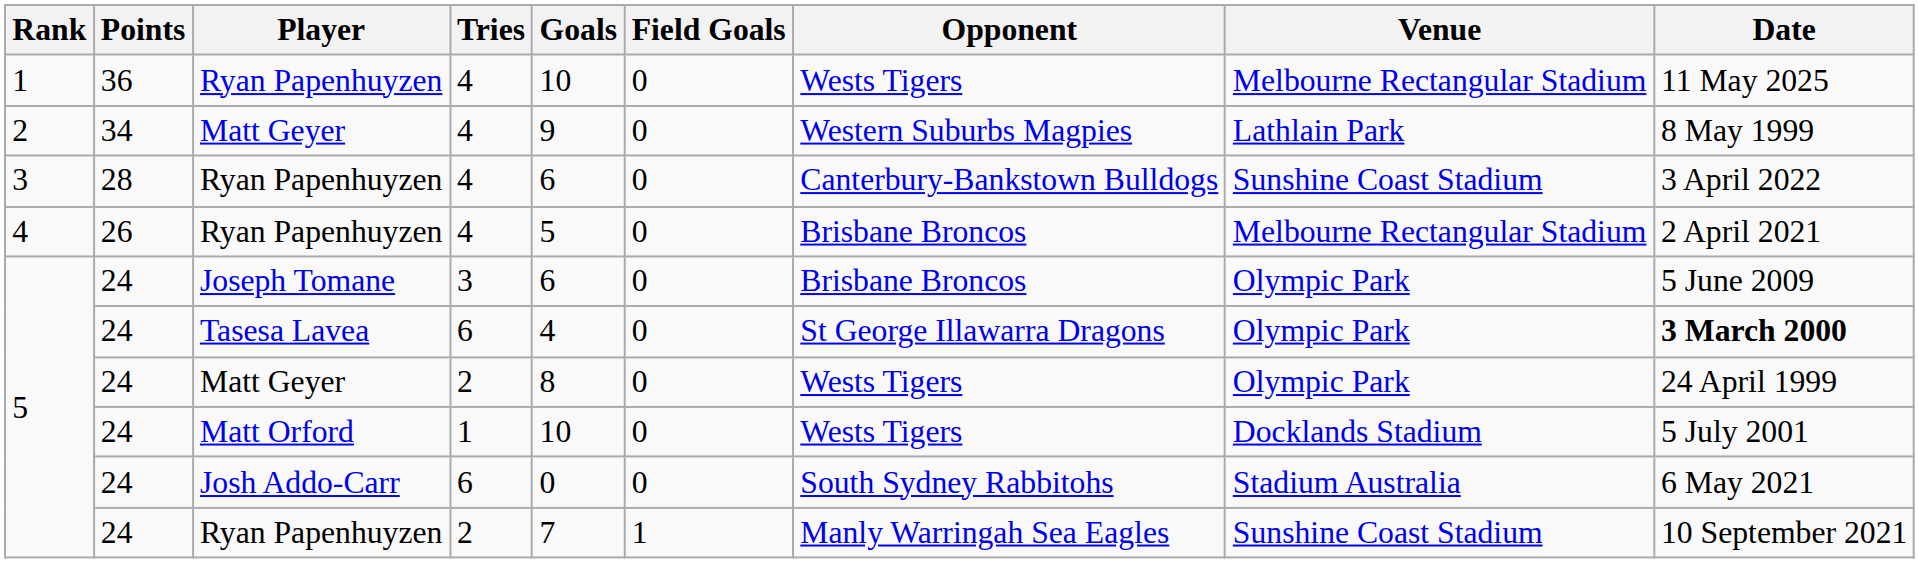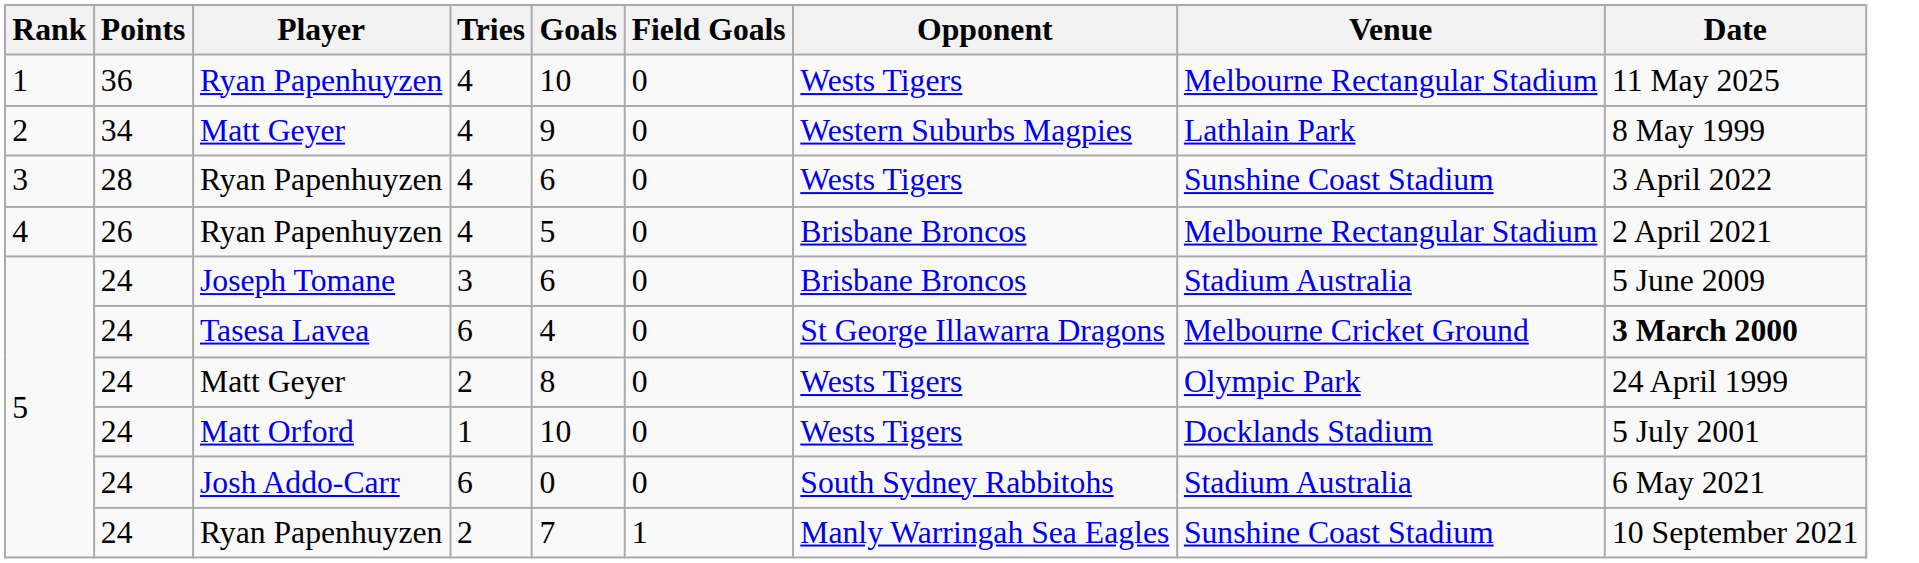(1009, 180) Canterbury-Bankstown Bulldogs -> (881, 180) Wests Tigers
(1321, 280) Olympic Park -> (1298, 280) Stadium Australia
(1321, 331) Olympic Park -> (1356, 331) Melbourne Cricket Ground
